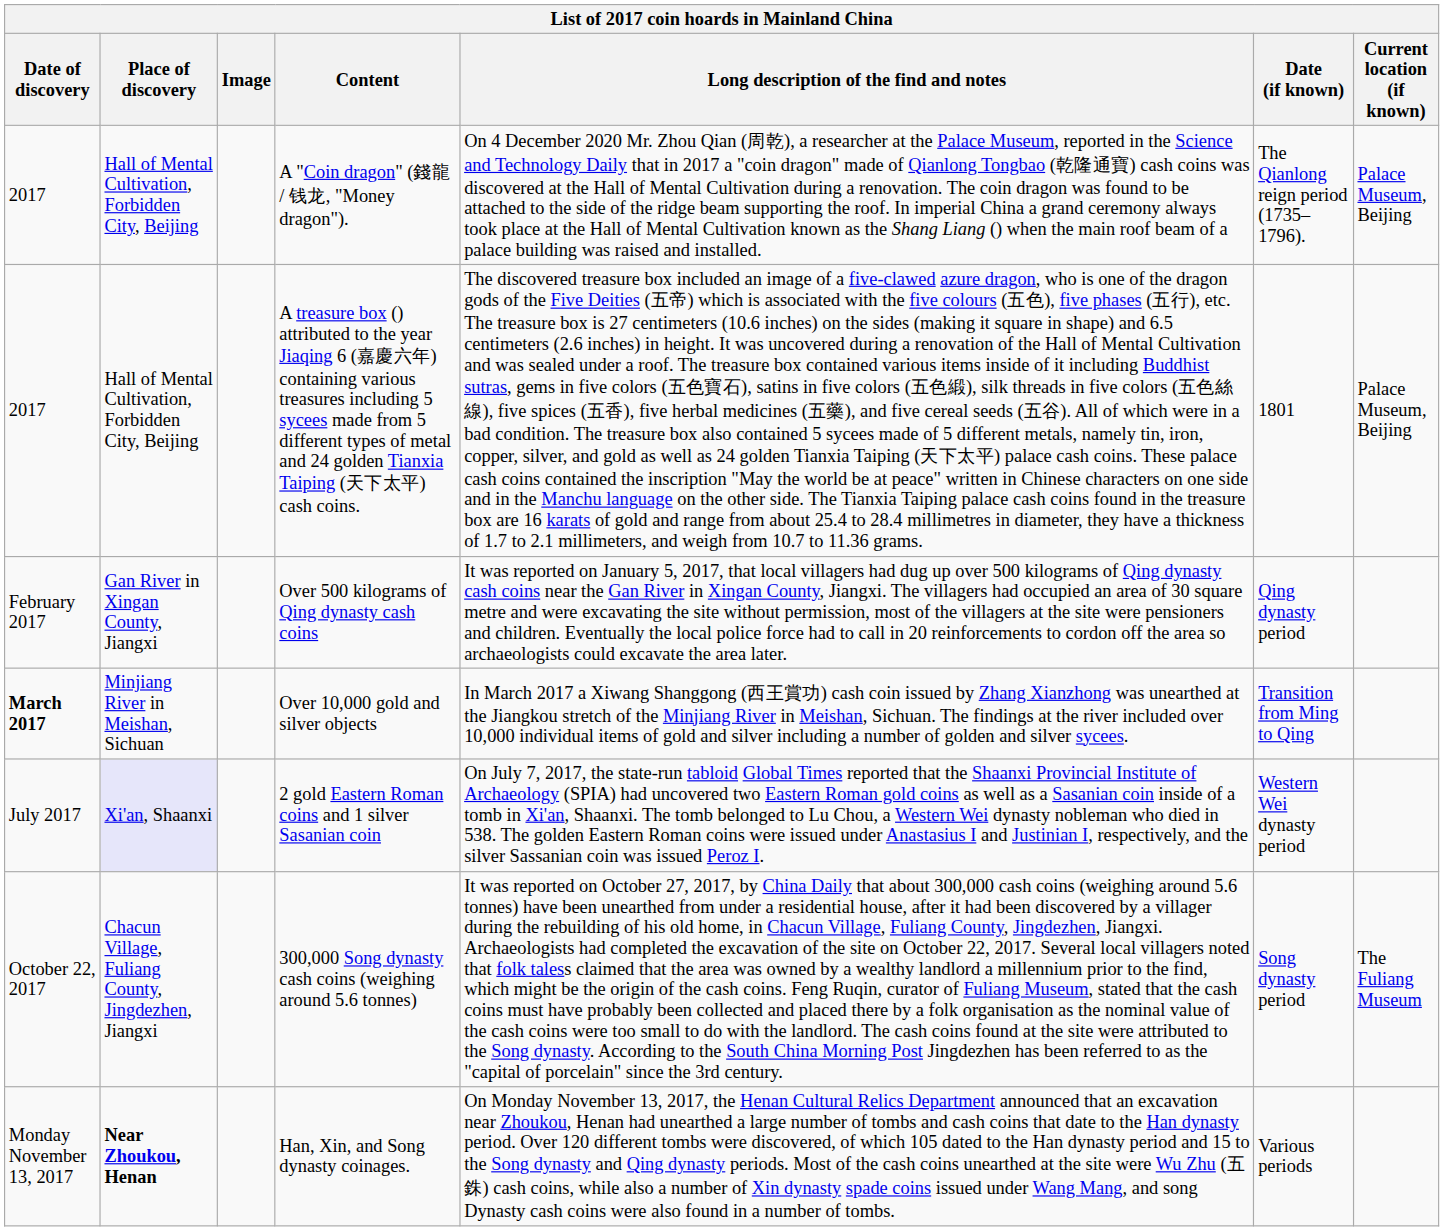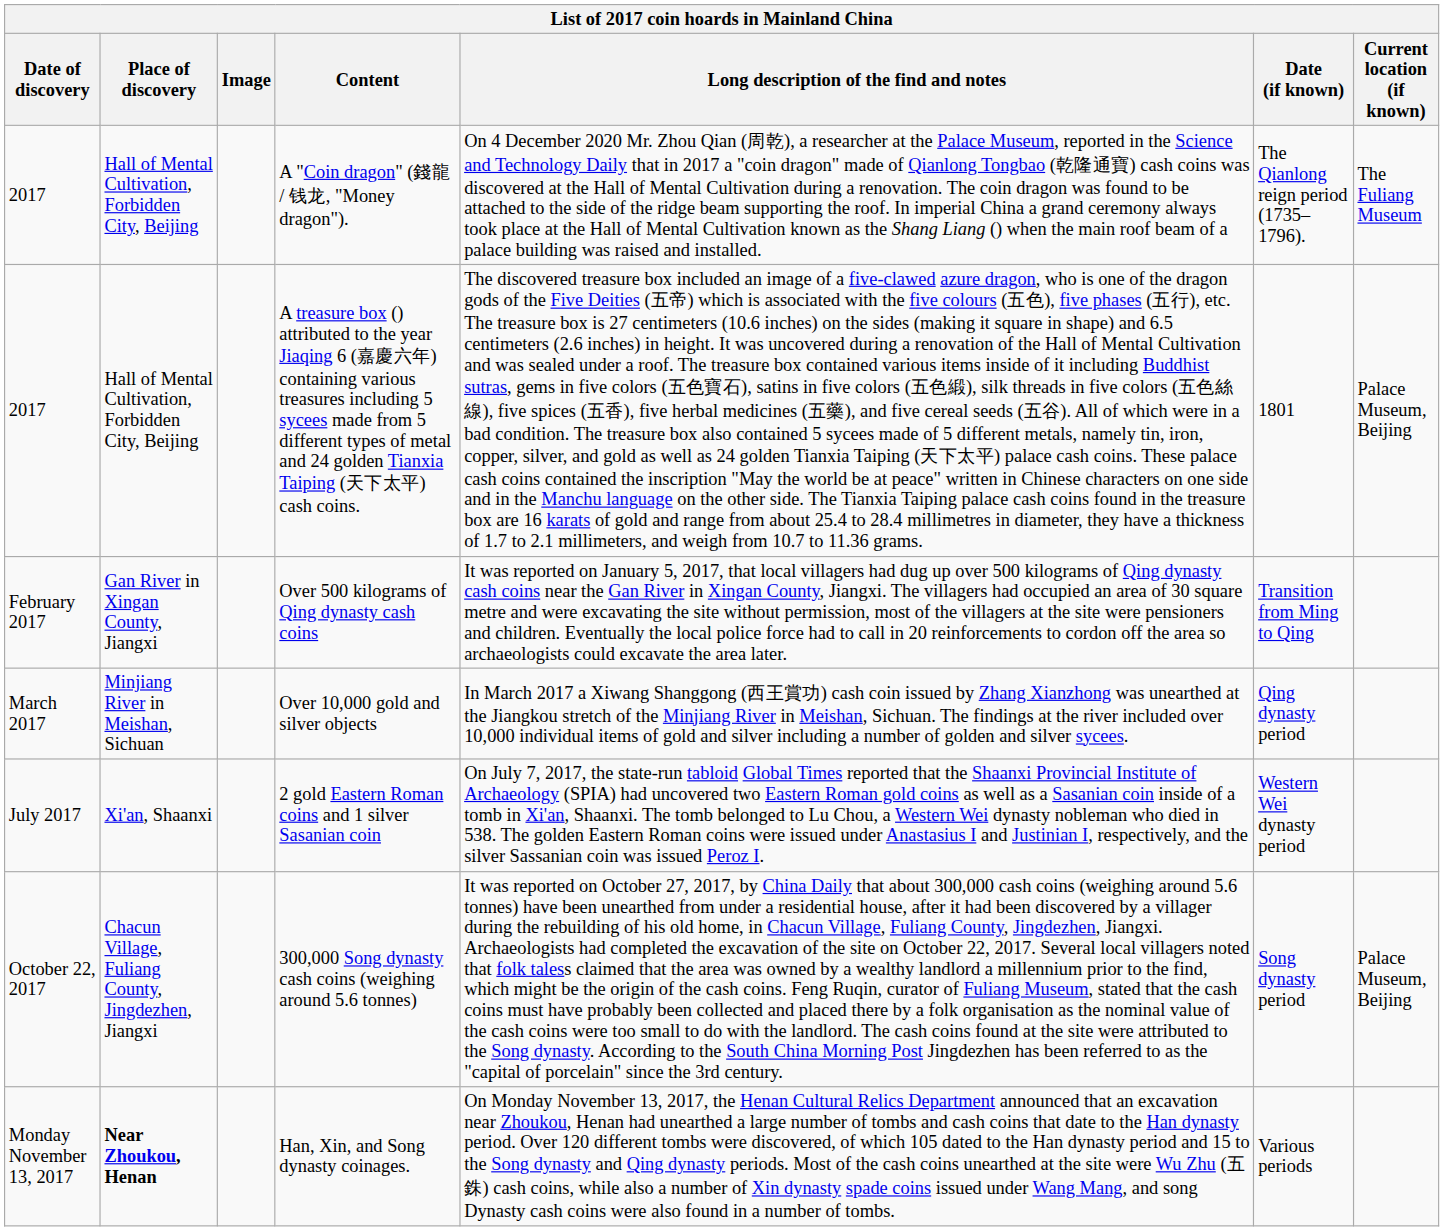(1392, 194) Palace Museum, Beijing -> (1390, 194) The Fuliang Museum
(1287, 611) Qing dynasty period -> (1298, 611) Transition from Ming to Qing
(35, 713) bold -> (33, 713) normal
(1298, 713) Transition from Ming to Qing -> (1287, 713) Qing dynasty period
(158, 815) lavender background -> (158, 815) no background
(1390, 978) The Fuliang Museum -> (1392, 978) Palace Museum, Beijing
